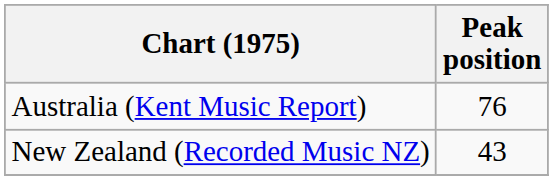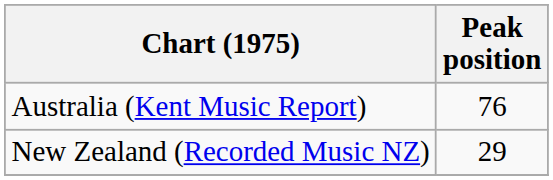(492, 151) 43 -> (492, 151) 29
